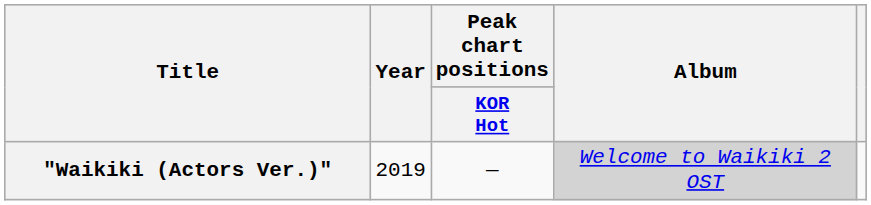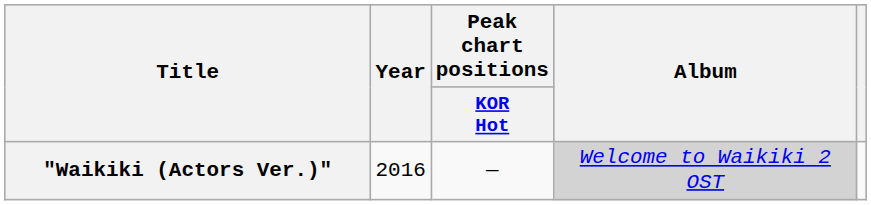(401, 171) 2019 -> (401, 171) 2016
